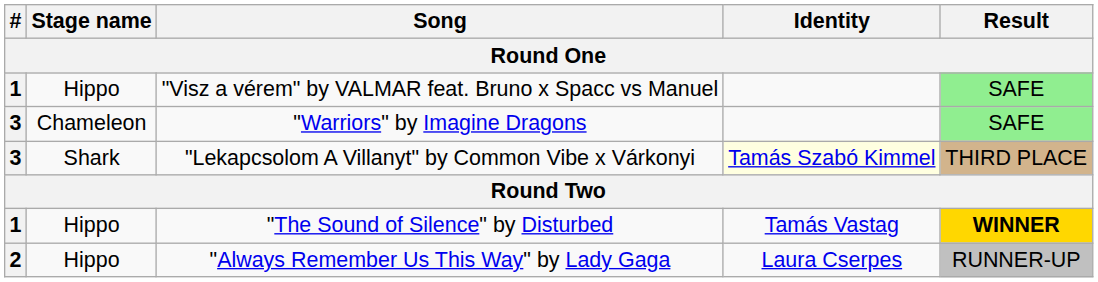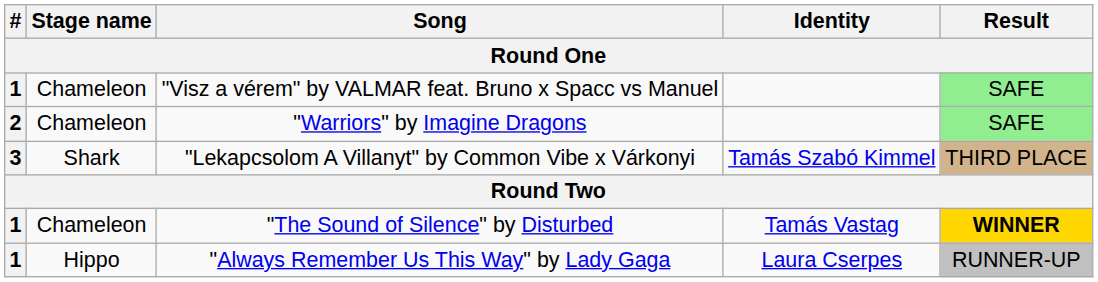(92, 89) Hippo -> (92, 89) Chameleon
(16, 123) 3 -> (16, 123) 2
(832, 157) lightyellow background -> (832, 157) no background
(92, 225) Hippo -> (92, 225) Chameleon
(16, 259) 2 -> (16, 259) 1
